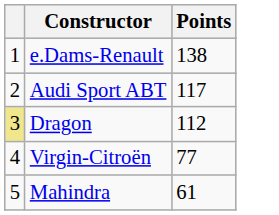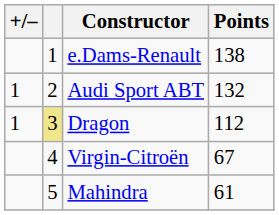+ column: (24, 21)
(191, 89) 117 -> (229, 89) 132
(187, 157) 77 -> (224, 157) 67
